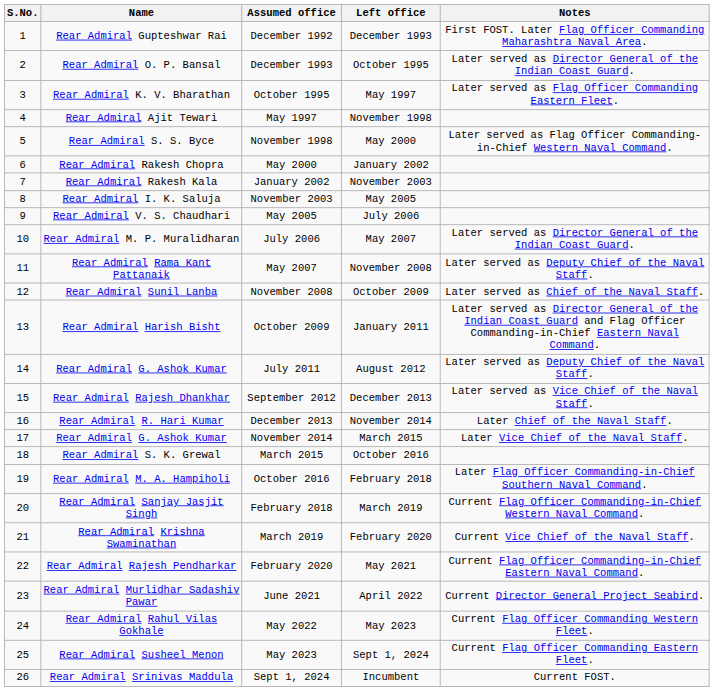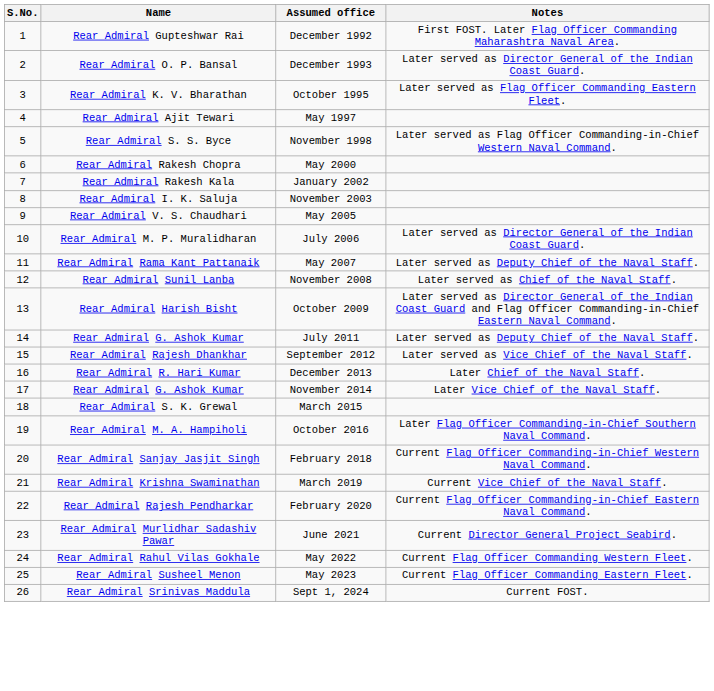- column: (391, 13)
